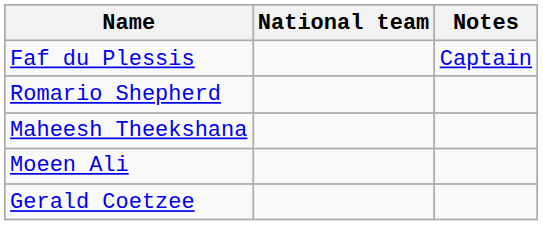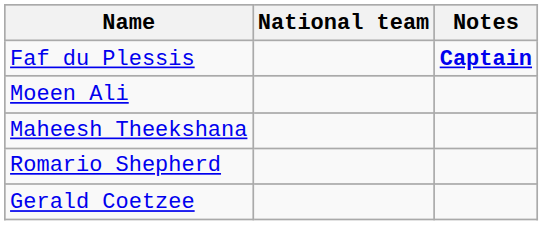(486, 59) normal -> (486, 59) bold
rows swapped: (69, 166) <-> (116, 94)
